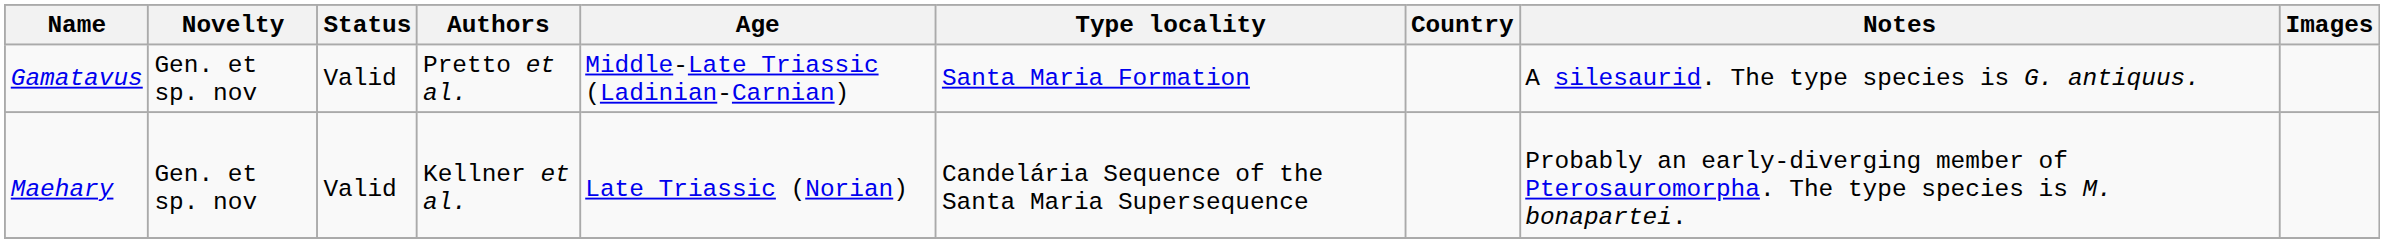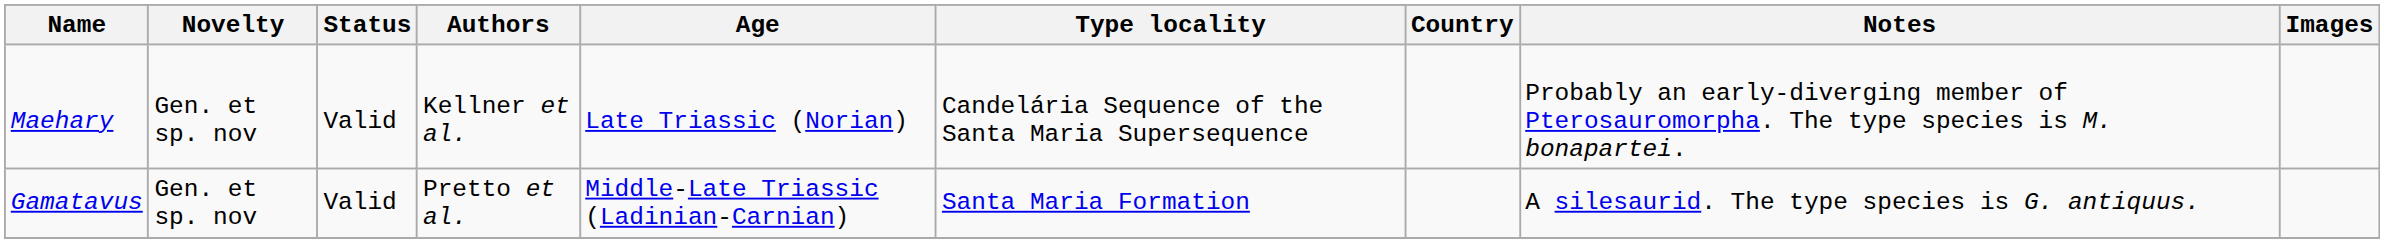rows swapped: (77, 79) <-> (62, 189)
